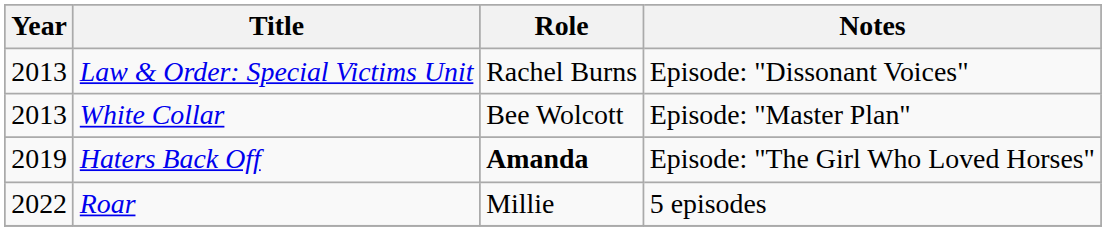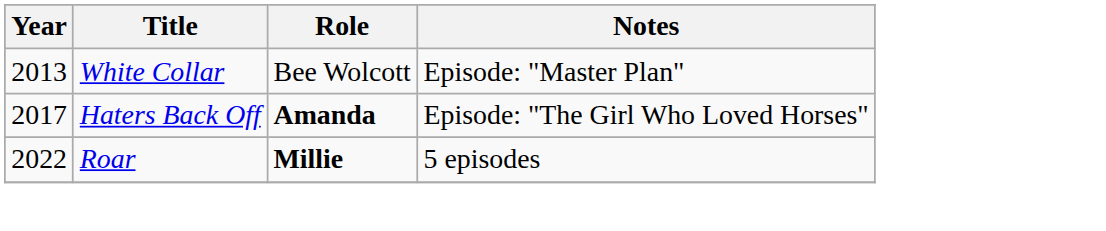- row: (277, 70)
(39, 159) 2019 -> (39, 114) 2017
(520, 203) normal -> (308, 159) bold
